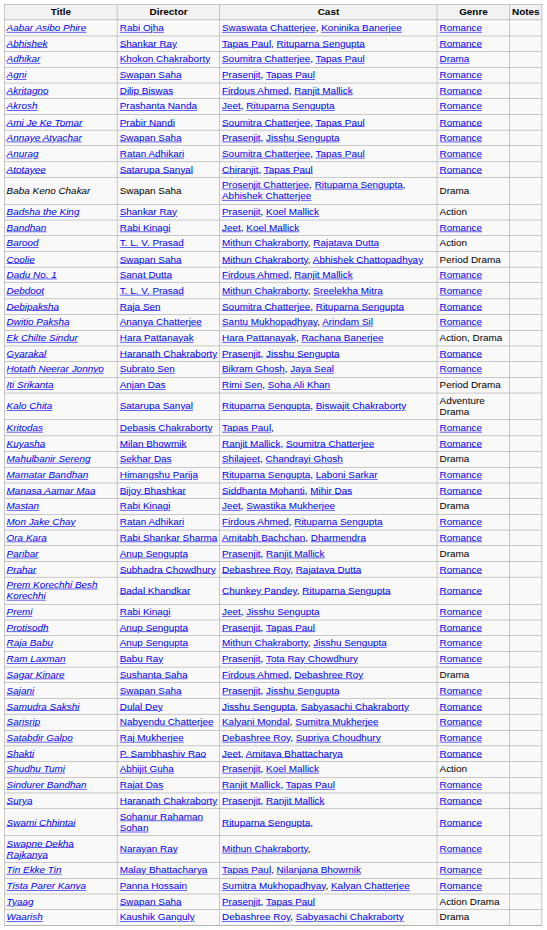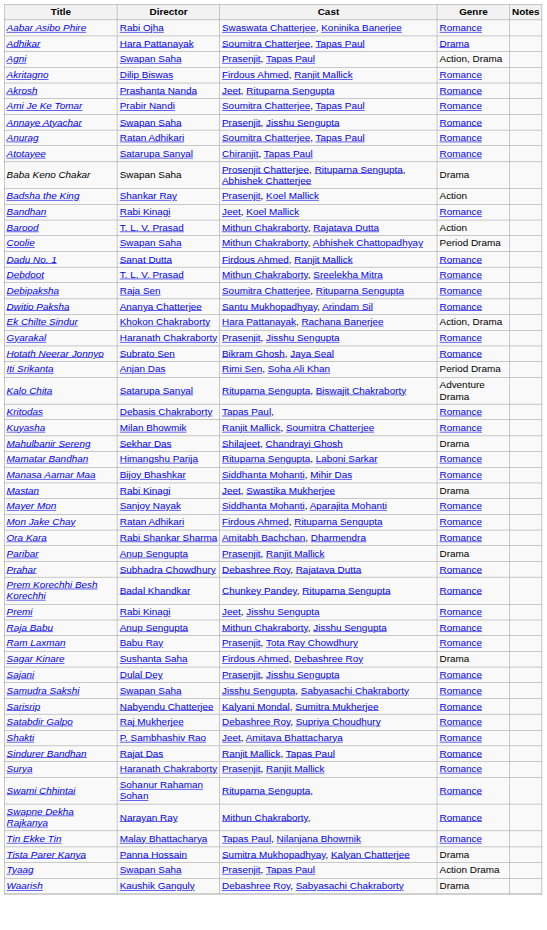- row: (27, 43)
(165, 59) Khokon Chakraborty -> (157, 43) Hara Pattanayak
(461, 75) Romance -> (471, 59) Action, Drama
(157, 338) Hara Pattanayak -> (165, 322) Khokon Chakraborty
+ row: (31, 506)
- row: (28, 627)
(151, 690) Swapan Saha -> (141, 675) Dulal Dey
(141, 706) Dulal Dey -> (151, 690) Swapan Saha
- row: (36, 769)
(461, 886) Romance -> (454, 854) Drama
